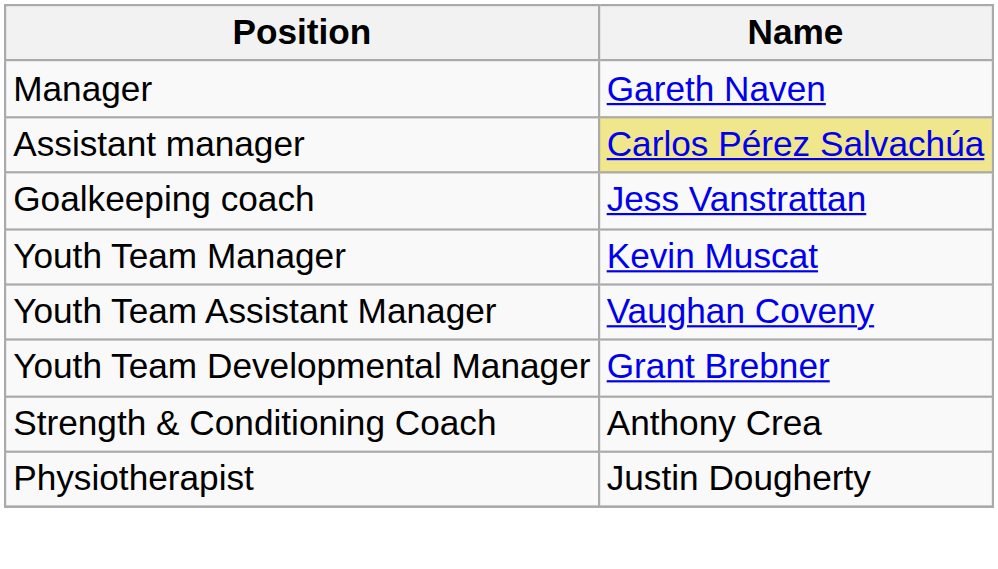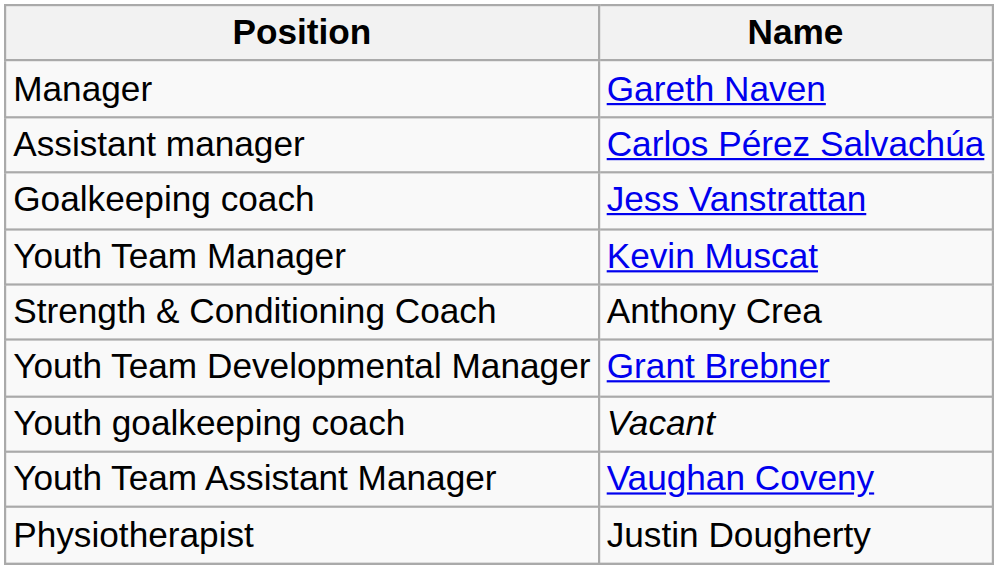(796, 144) khaki background -> (796, 144) no background
rows swapped: (255, 311) <-> (255, 423)
+ row: (209, 423)
